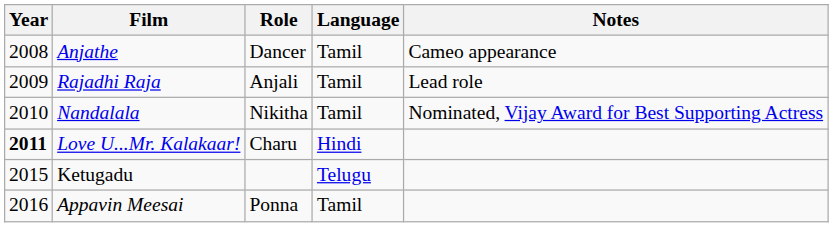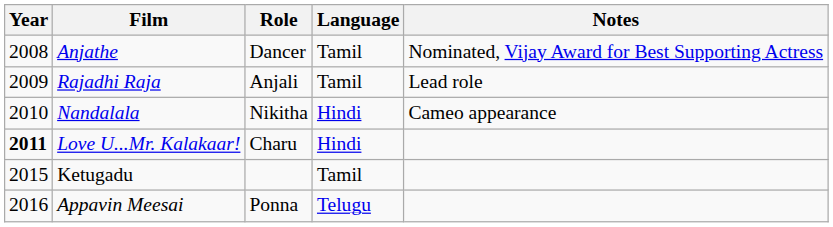(482, 50) Cameo appearance -> (616, 50) Nominated, Vijay Award for Best Supporting Actress
(340, 112) Tamil -> (339, 112) Hindi
(616, 112) Nominated, Vijay Award for Best Supporting Actress -> (482, 112) Cameo appearance
(344, 174) Telugu -> (340, 174) Tamil
(340, 205) Tamil -> (344, 205) Telugu
